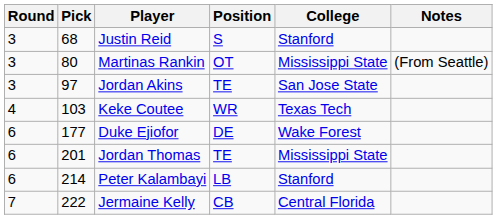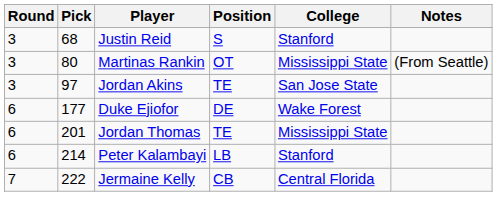- row: (141, 109)
